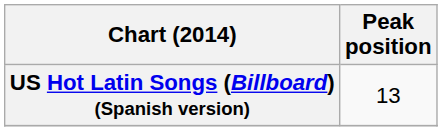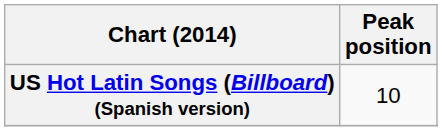(388, 94) 13 -> (388, 94) 10
